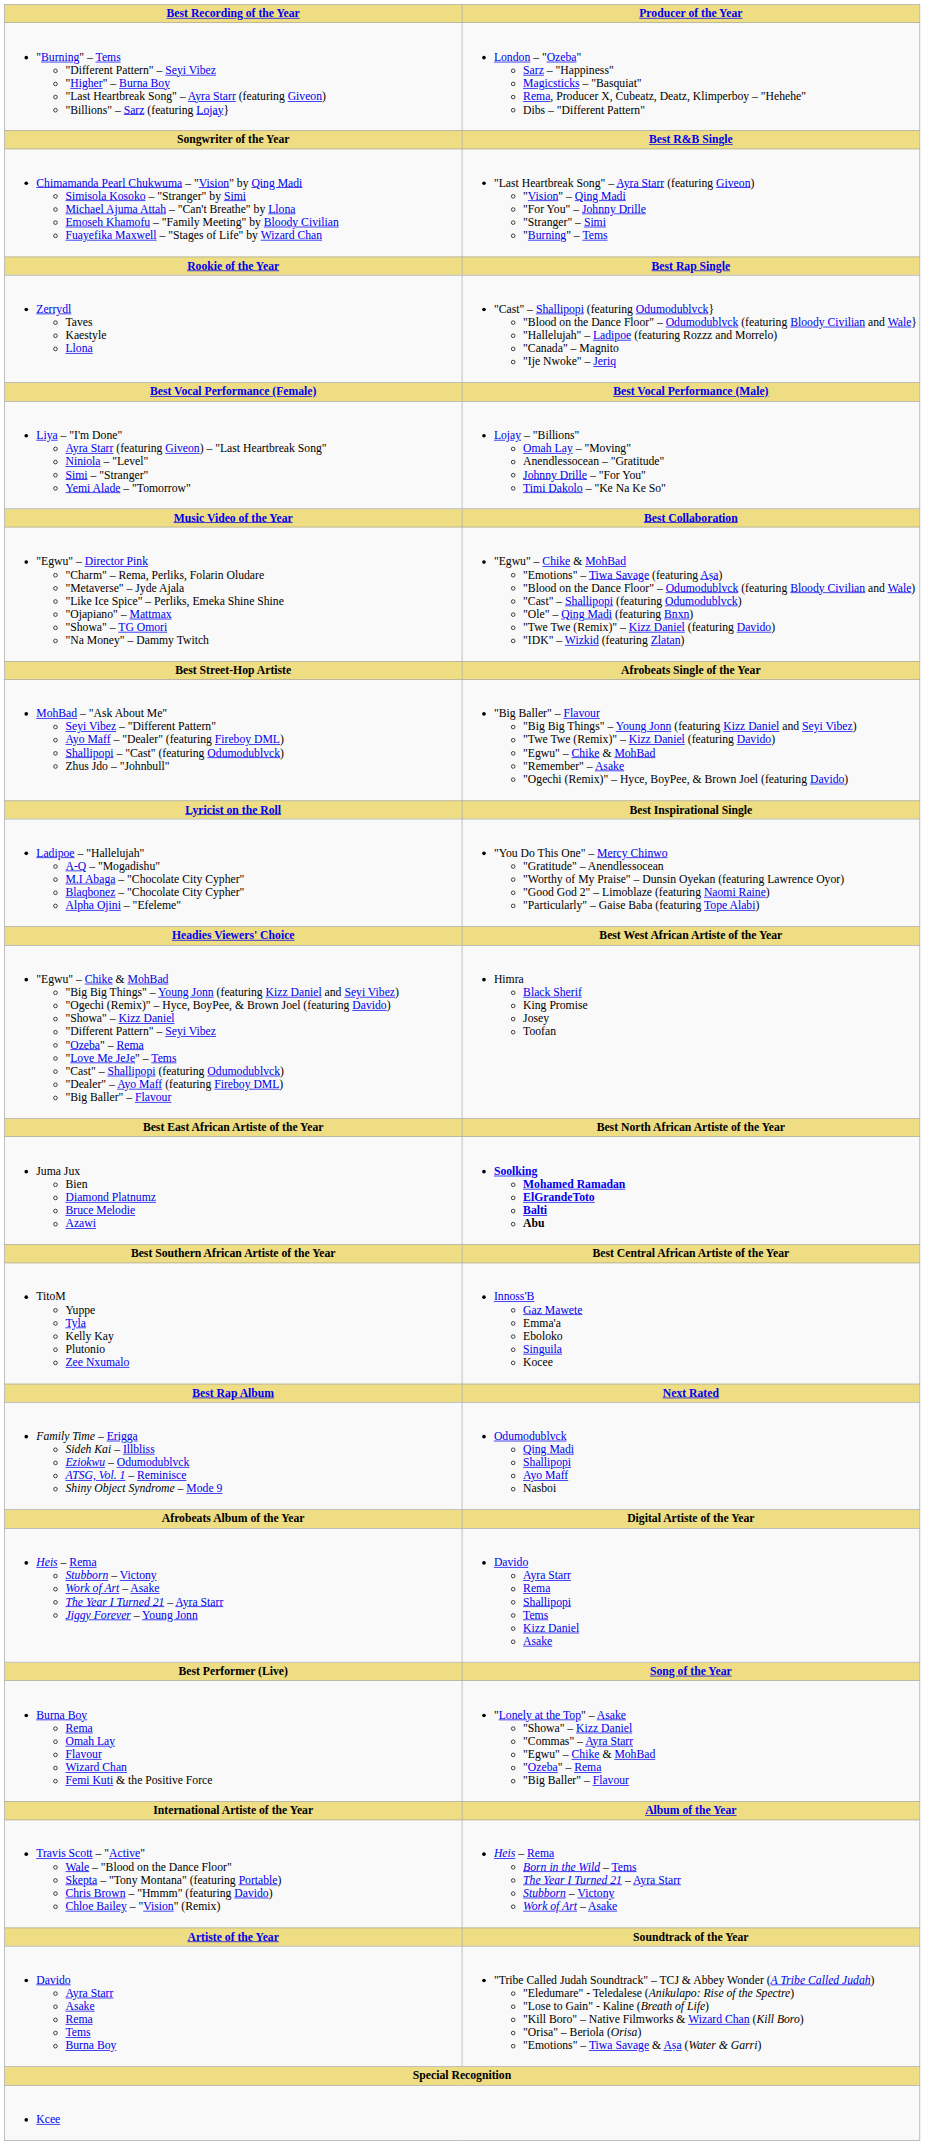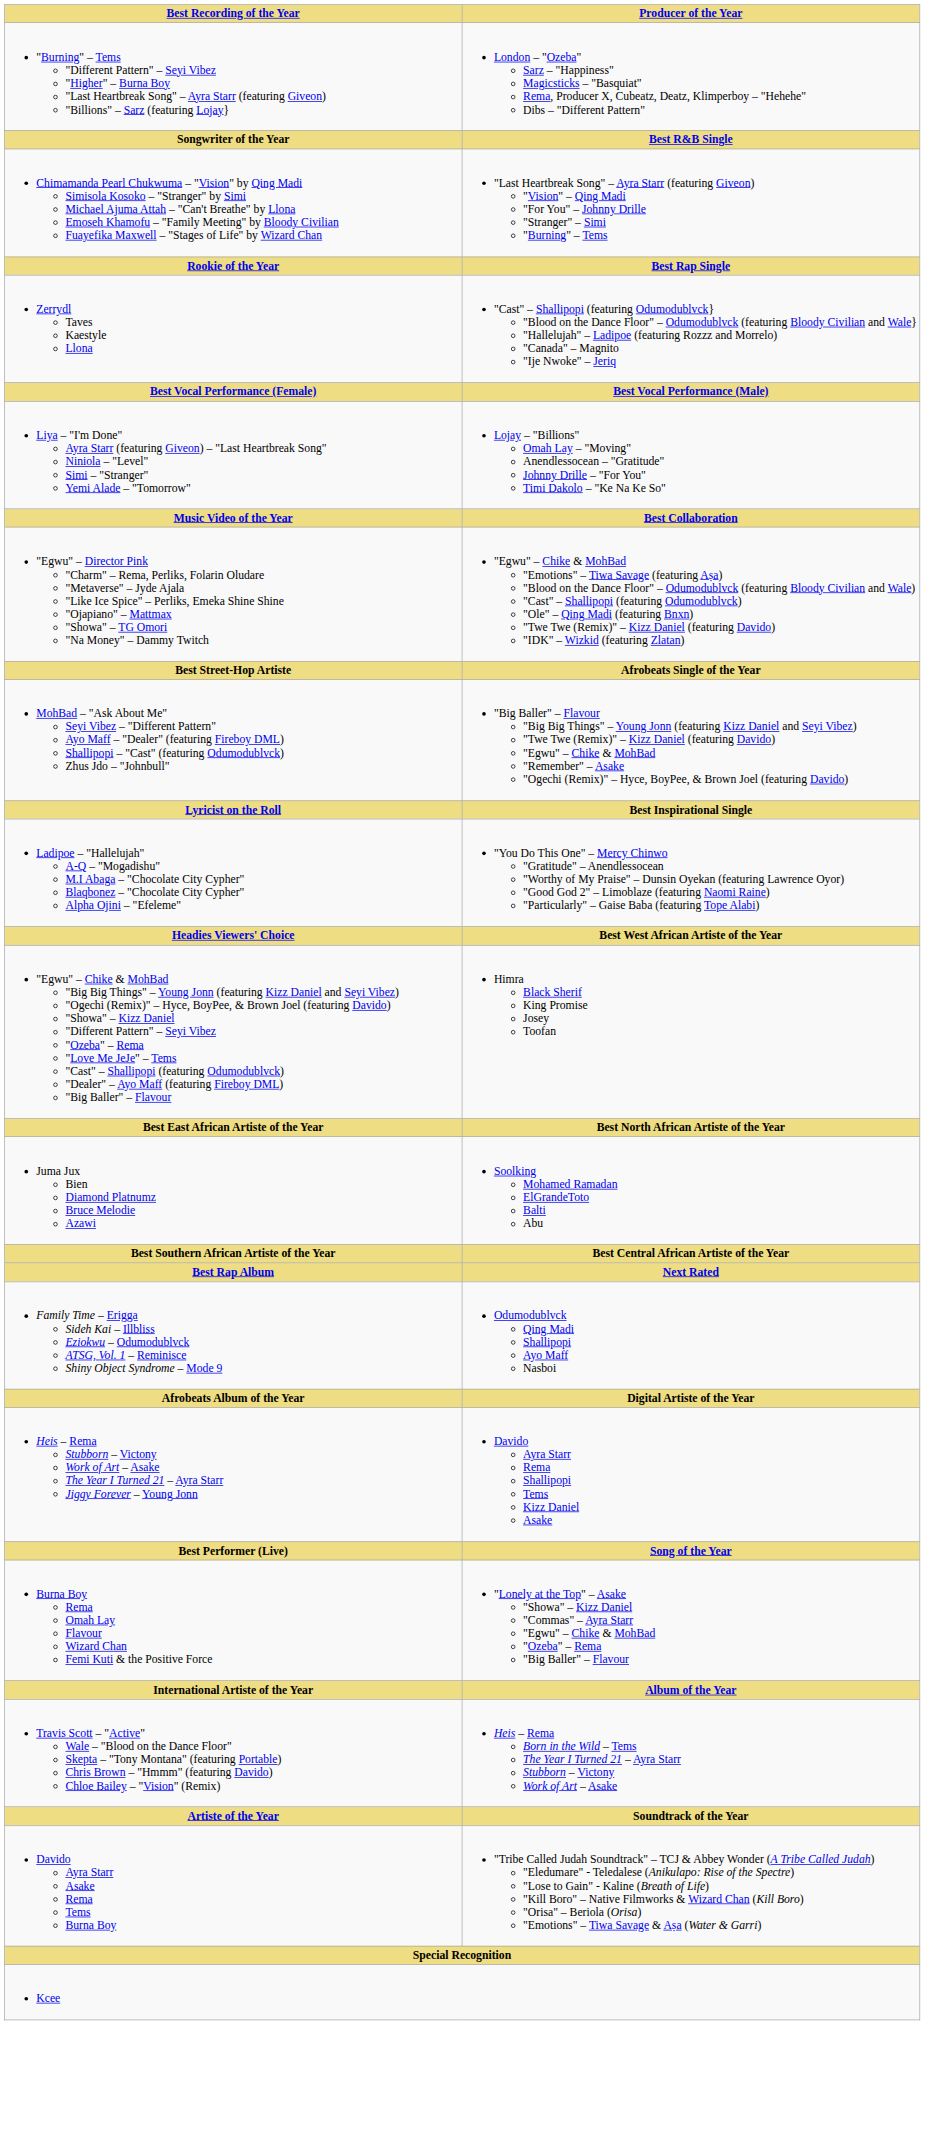(691, 1197) bold -> (691, 1197) normal
- row: (233, 1330)
